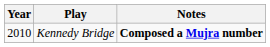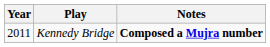(19, 33) 2010 -> (19, 33) 2011
